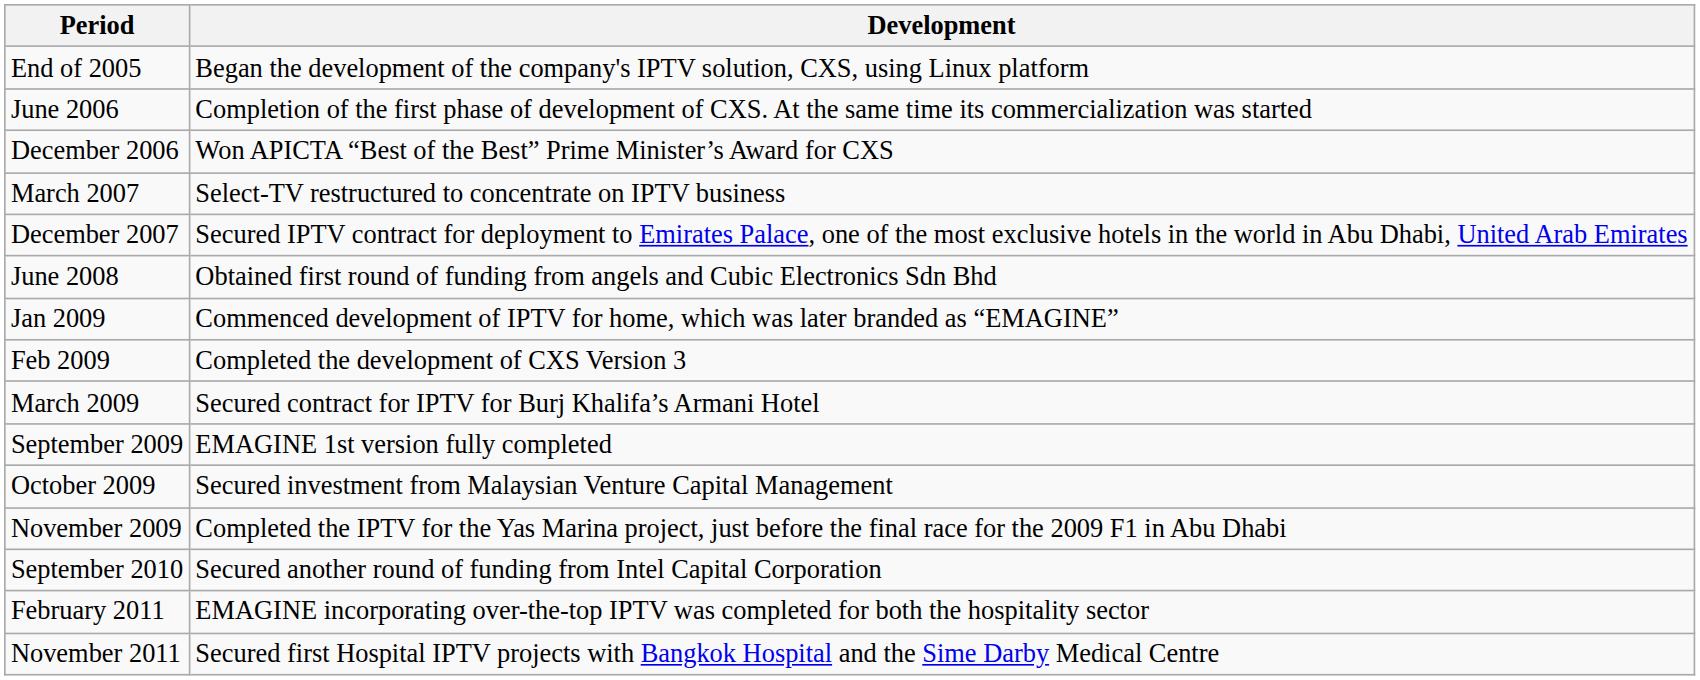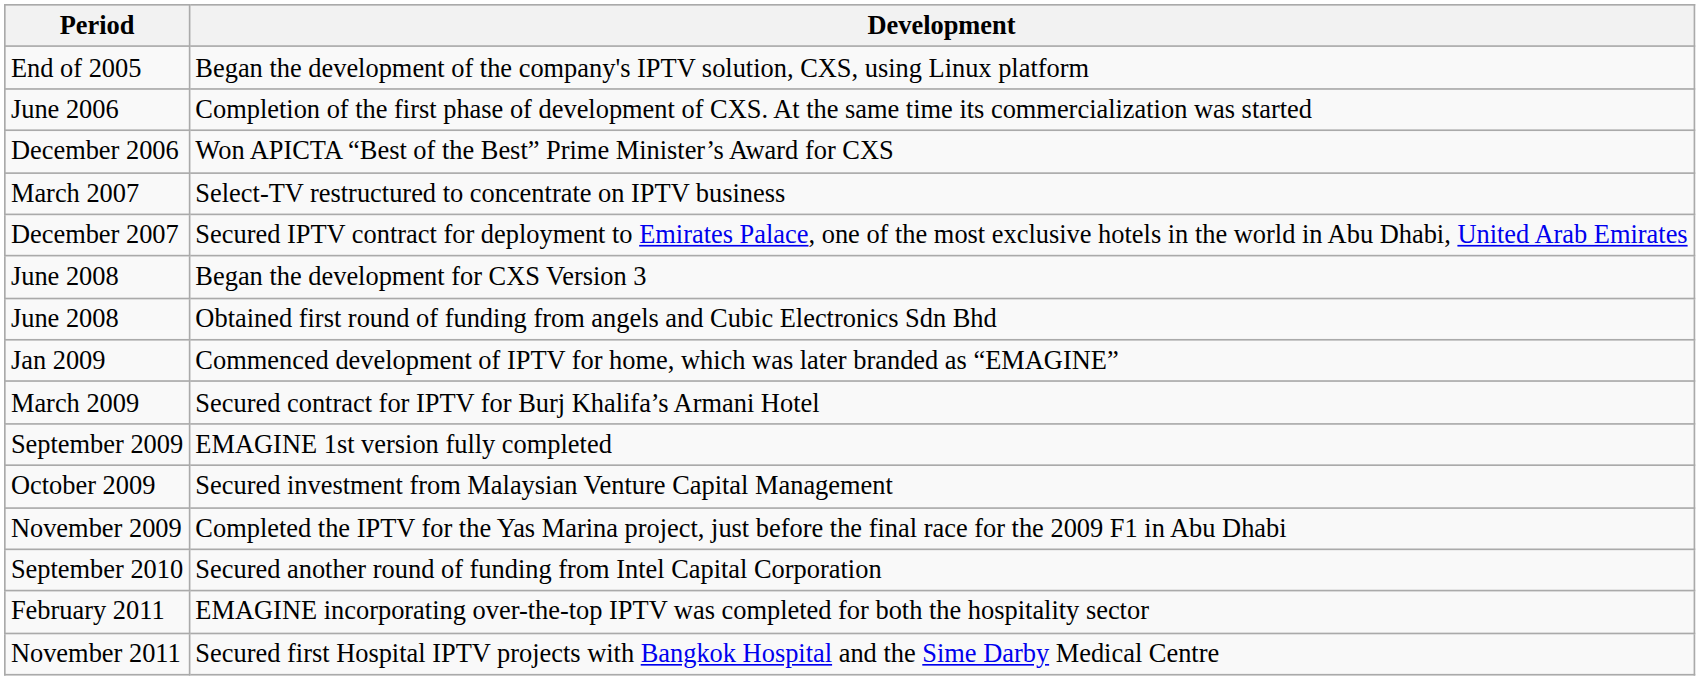+ row: (421, 276)
- row: (441, 360)
